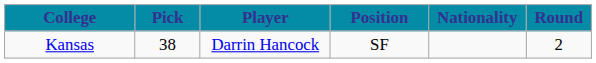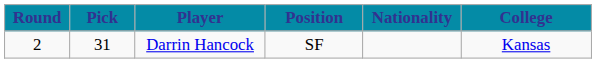columns swapped: (559, 17) <-> (70, 17)
(168, 44) 38 -> (102, 44) 31
